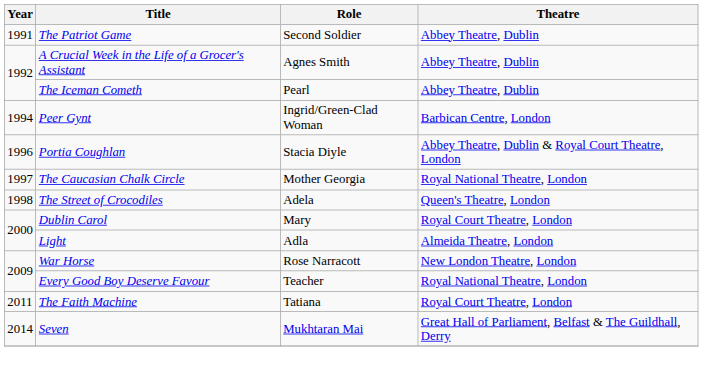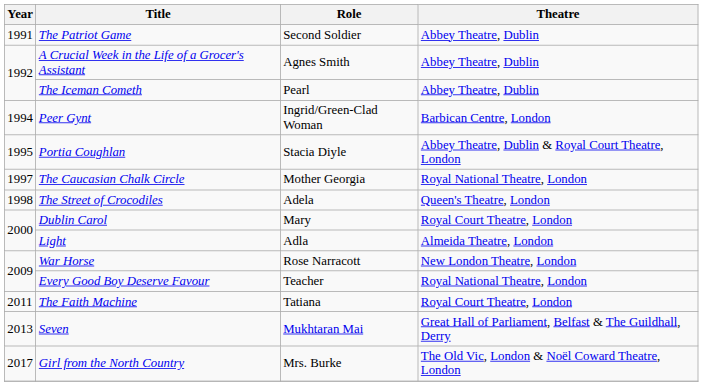(20, 152) 1996 -> (20, 152) 1995
(20, 328) 2014 -> (20, 328) 2013
+ row: (112, 363)
